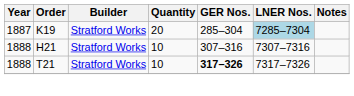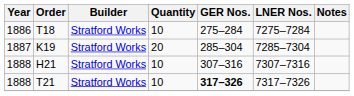+ row: (45, 30)
(283, 30) lightblue background -> (283, 47) no background
